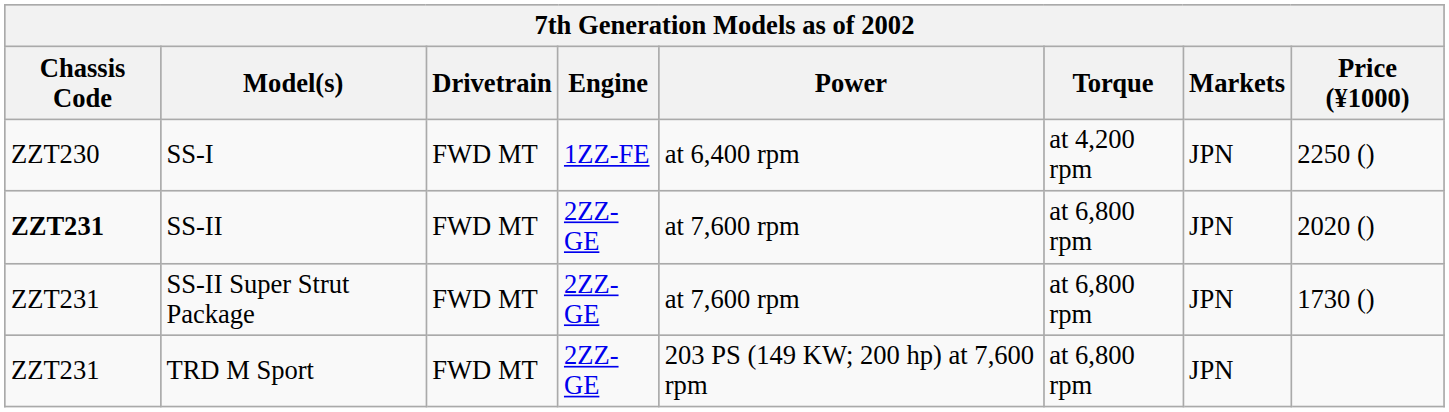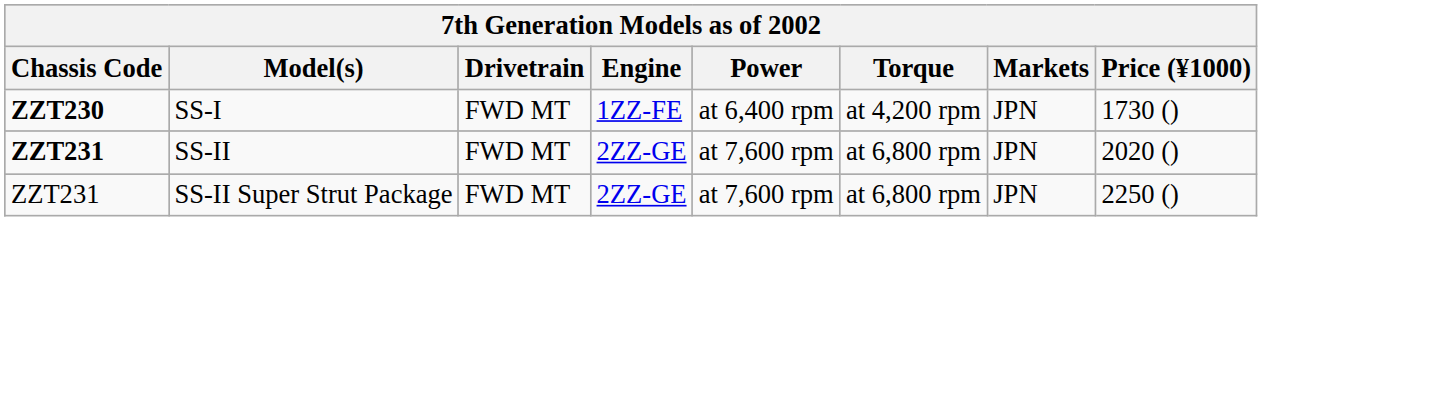(55, 154) normal -> (57, 109) bold
(1336, 154) 2250 () -> (1140, 109) 1730 ()
(1336, 298) 1730 () -> (1140, 194) 2250 ()
- row: (240, 370)
